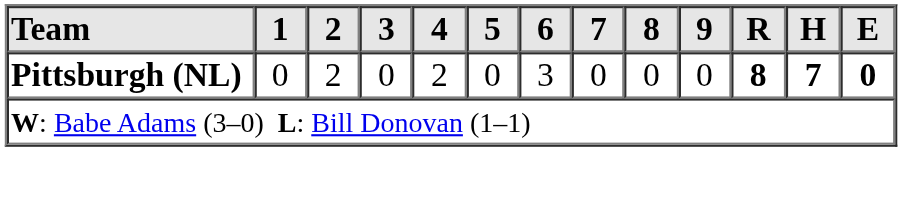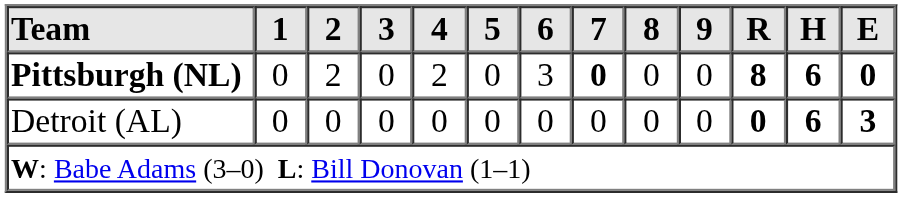(598, 74) normal -> (598, 74) bold
(813, 74) 7 -> (813, 74) 6
+ row: (96, 121)
